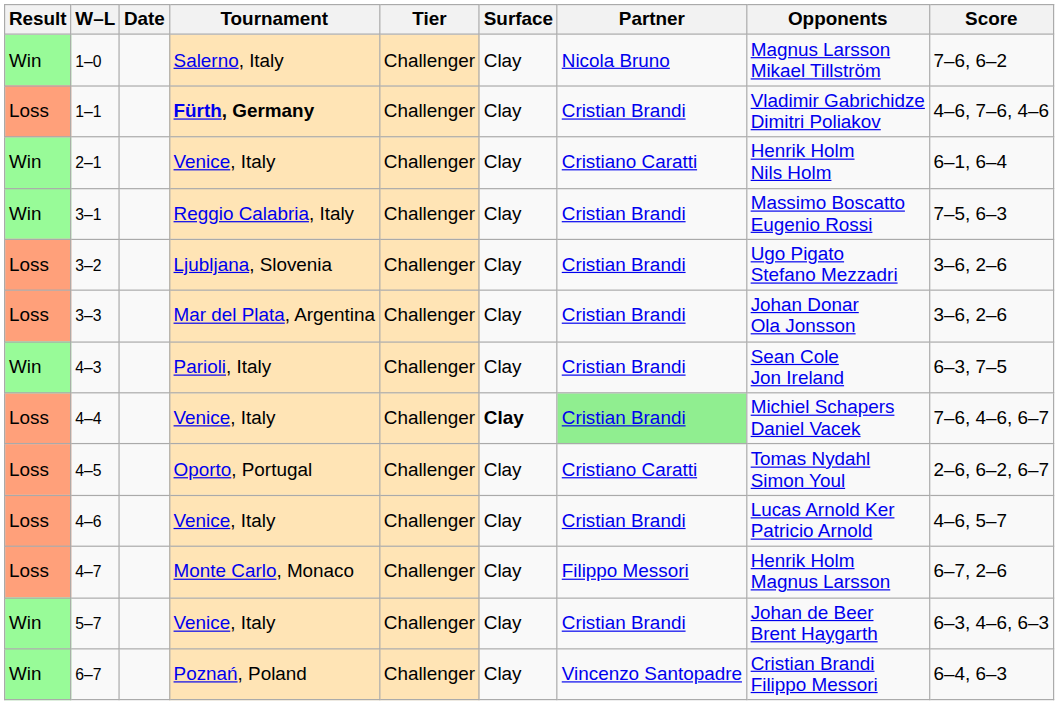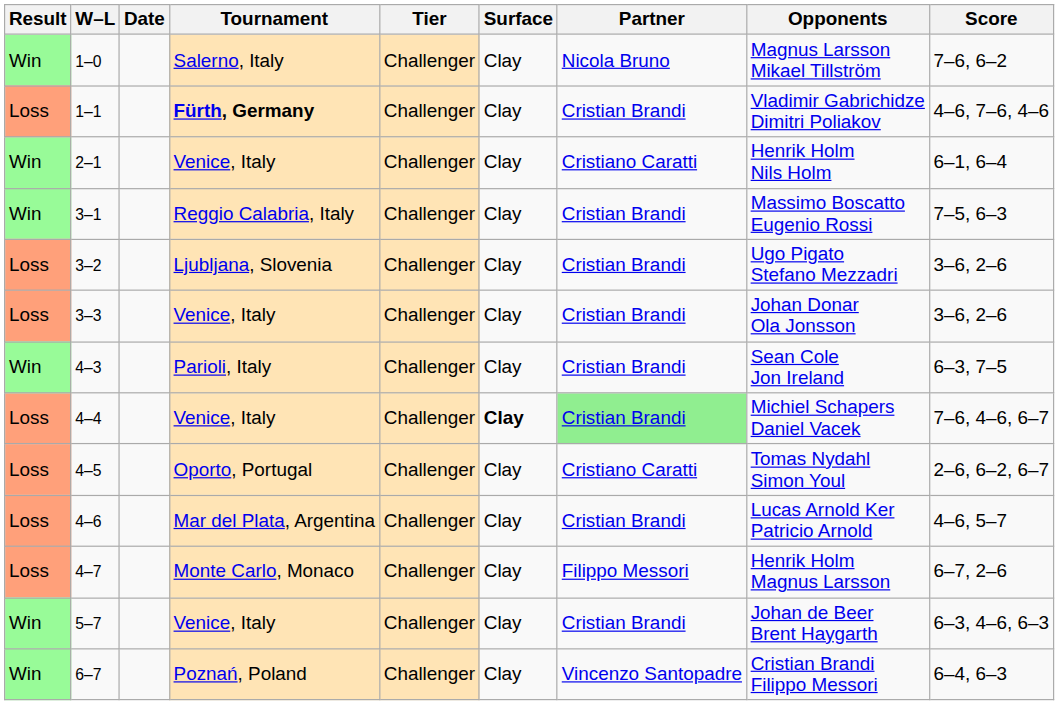(274, 315) Mar del Plata, Argentina -> (224, 315) Venice, Italy
(224, 520) Venice, Italy -> (274, 520) Mar del Plata, Argentina
